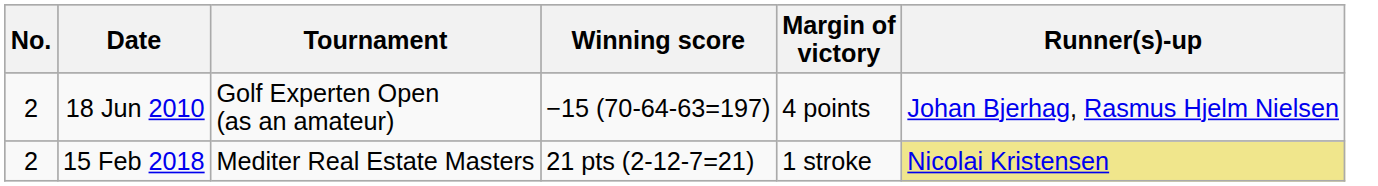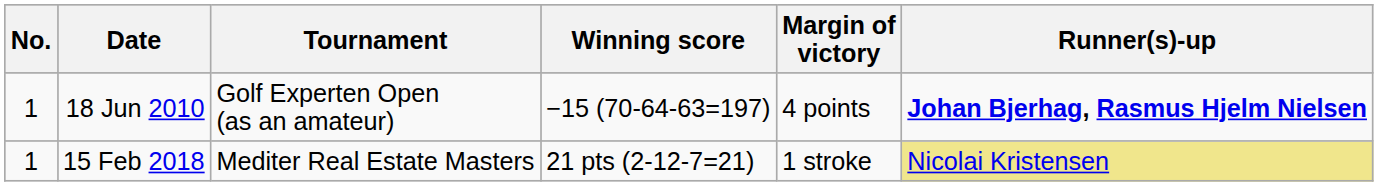(31, 107) 2 -> (31, 107) 1
(1123, 107) normal -> (1137, 107) bold
(31, 161) 2 -> (31, 161) 1
